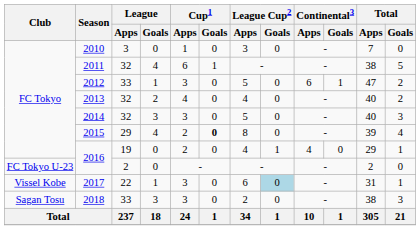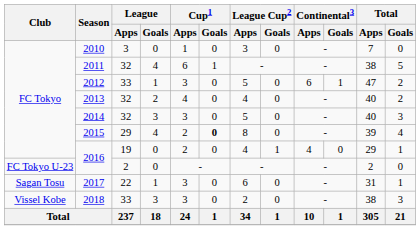(40, 183) Vissel Kobe -> (40, 183) Sagan Tosu
(277, 183) lightblue background -> (277, 183) no background
(40, 199) Sagan Tosu -> (40, 199) Vissel Kobe
